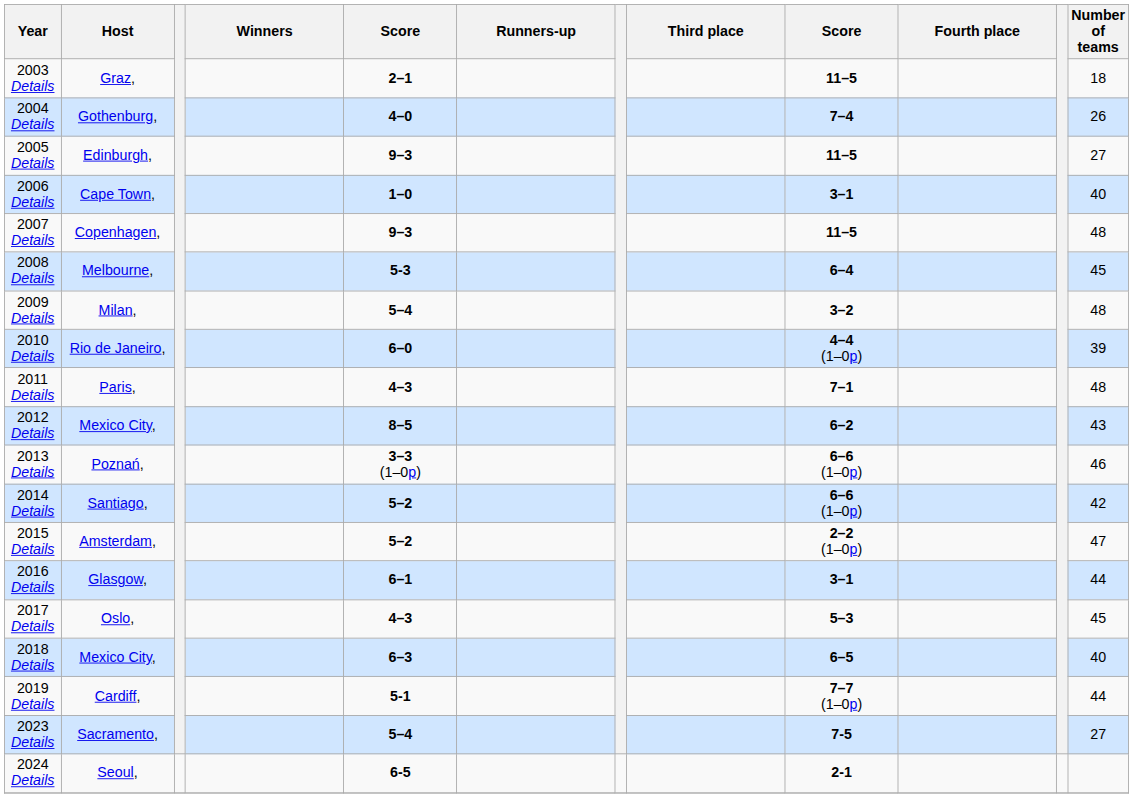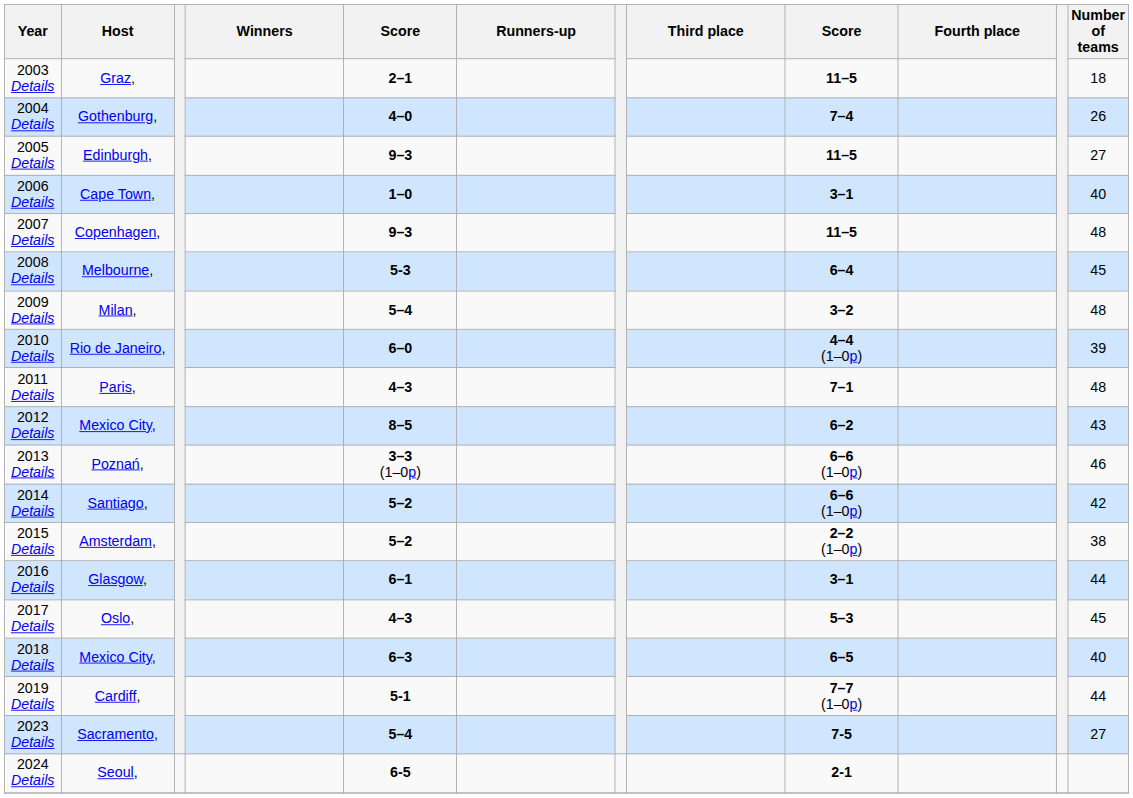(1098, 541) 47 -> (1098, 541) 38
